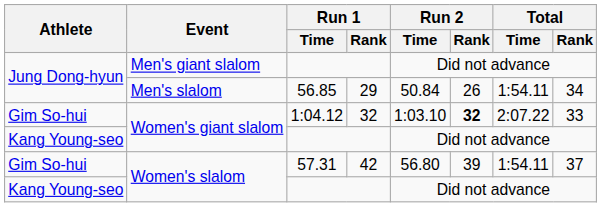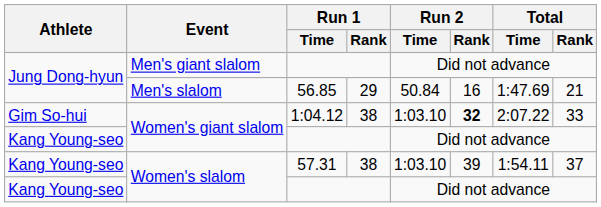(472, 90) 26 -> (472, 90) 16
(523, 90) 1:54.11 -> (523, 90) 1:47.69
(575, 90) 34 -> (575, 90) 21
(368, 115) 32 -> (368, 115) 38
(47, 165) Gim So-hui -> (66, 165) Kang Young-seo
(368, 165) 42 -> (368, 165) 38
(420, 165) 56.80 -> (420, 165) 1:03.10
